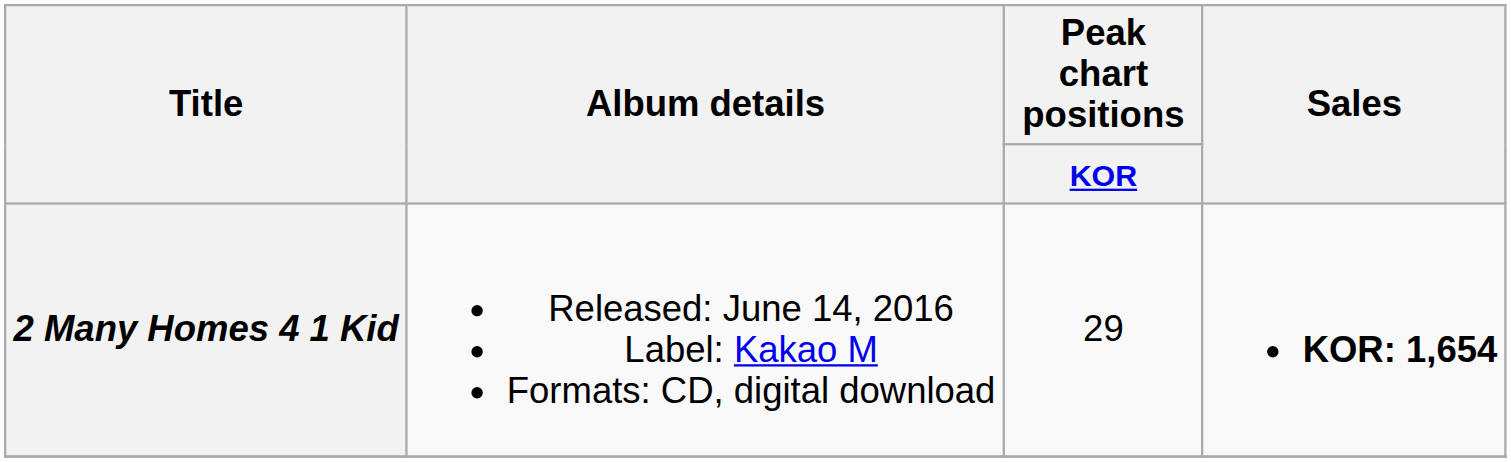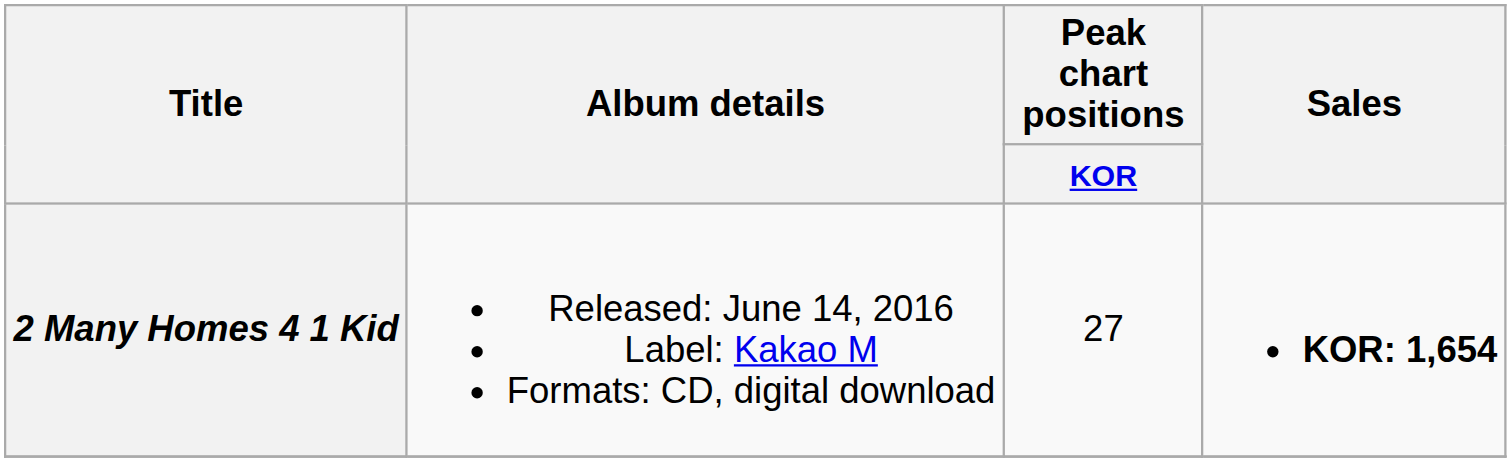(1103, 329) 29 -> (1103, 329) 27
